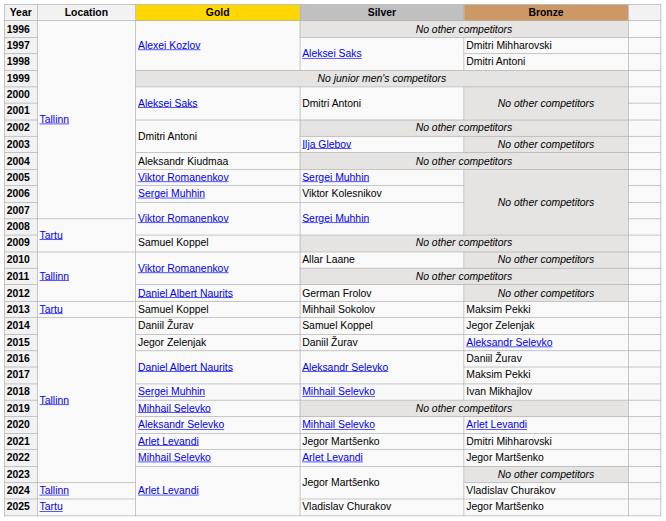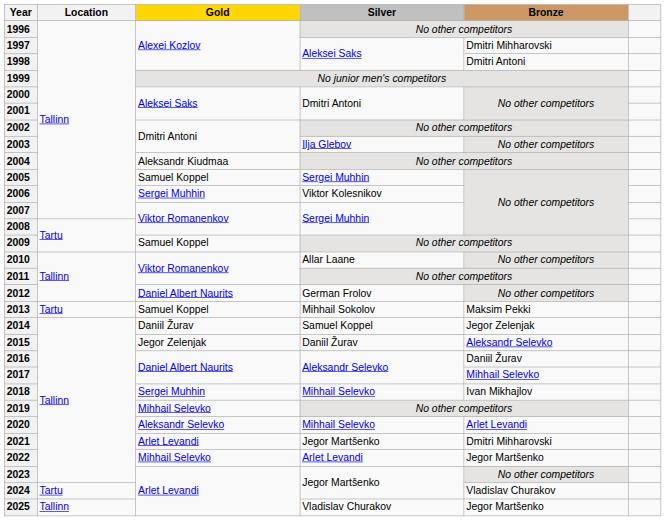(183, 177) Viktor Romanenkov -> (173, 177) Samuel Koppel
(498, 375) Maksim Pekki -> (503, 375) Mihhail Selevko
(54, 491) Tallinn -> (51, 491) Tartu
(51, 507) Tartu -> (54, 507) Tallinn
